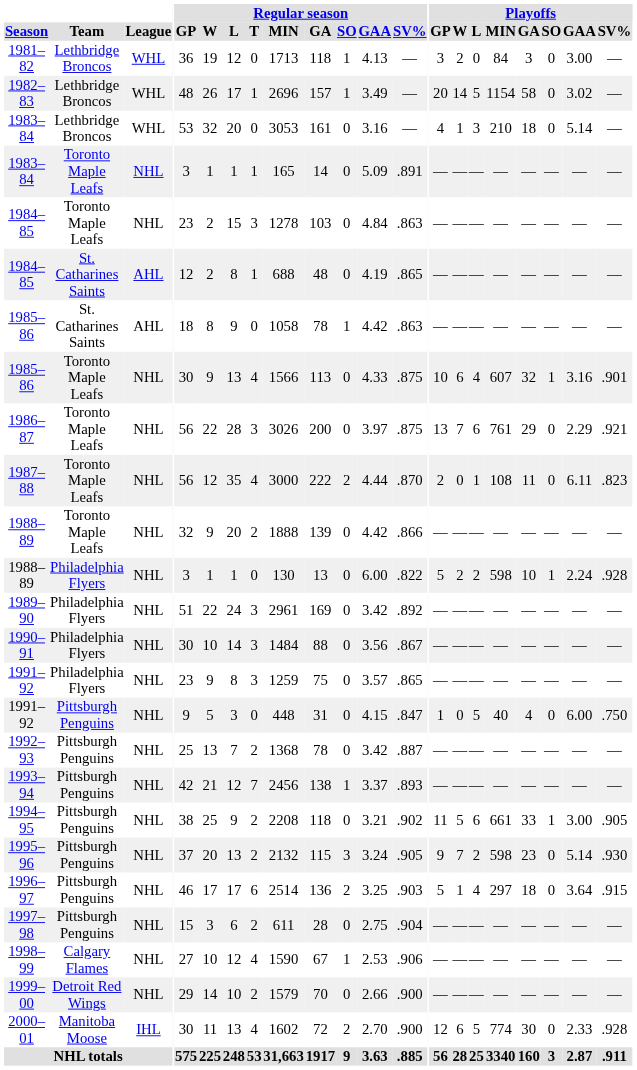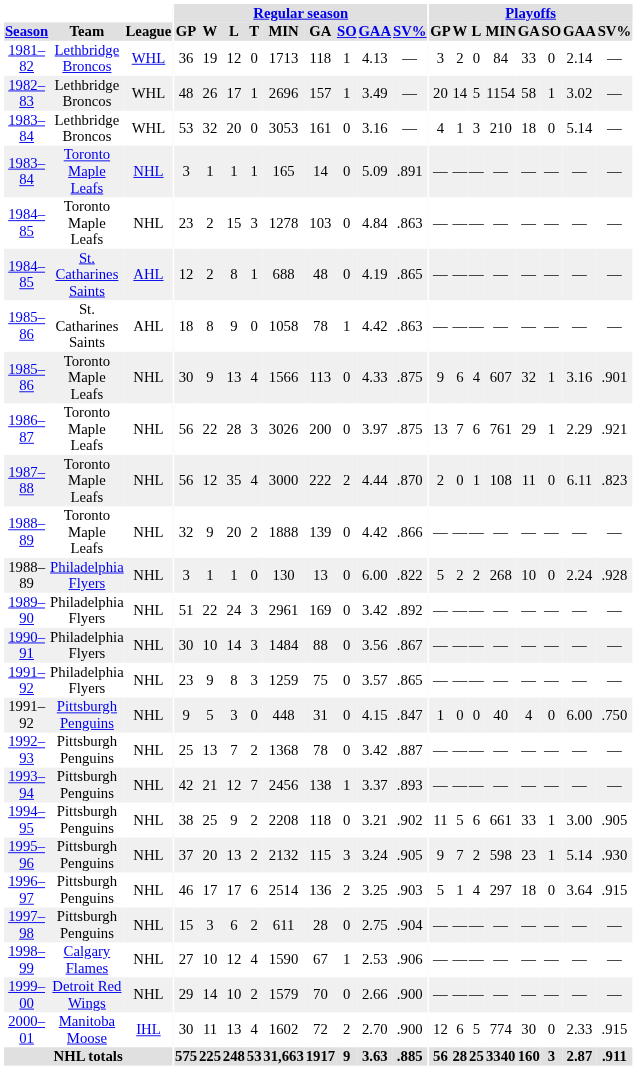(529, 58) 3 -> (529, 58) 33
(579, 58) 3.00 -> (579, 58) 2.14
(551, 93) 0 -> (551, 93) 1
(440, 377) 10 -> (440, 377) 9
(551, 429) 0 -> (551, 429) 1
(501, 575) 598 -> (501, 575) 268
(551, 575) 1 -> (551, 575) 0
(476, 715) 5 -> (476, 715) 0
(551, 855) 0 -> (551, 855) 1
(614, 1029) .928 -> (614, 1029) .915
